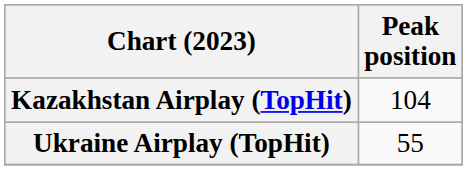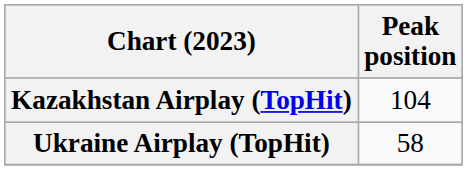(410, 142) 55 -> (410, 142) 58
